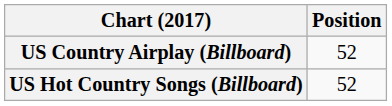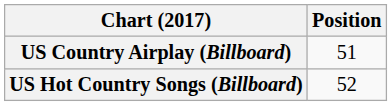(347, 52) 52 -> (347, 52) 51
